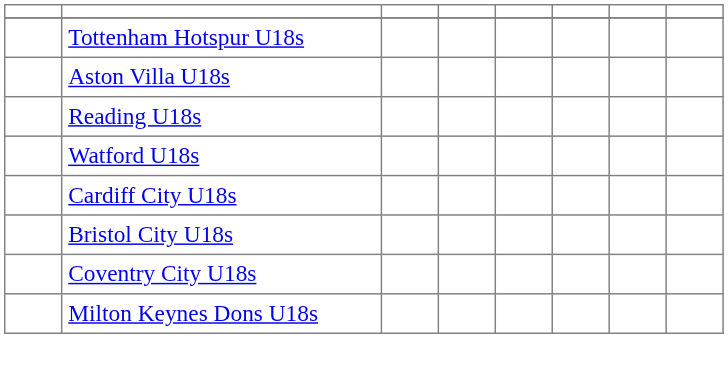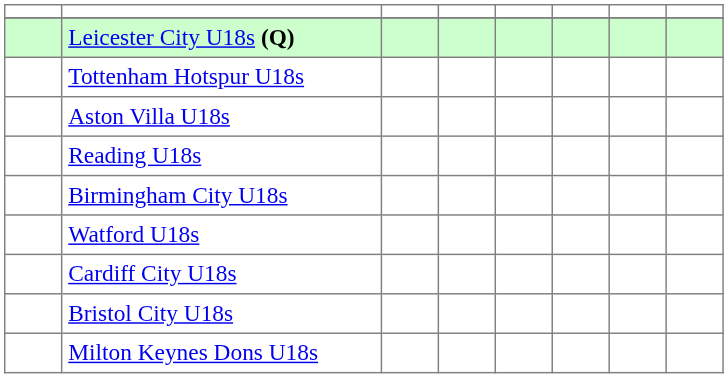+ row: (181, 37)
+ row: (178, 195)
- row: (162, 273)
